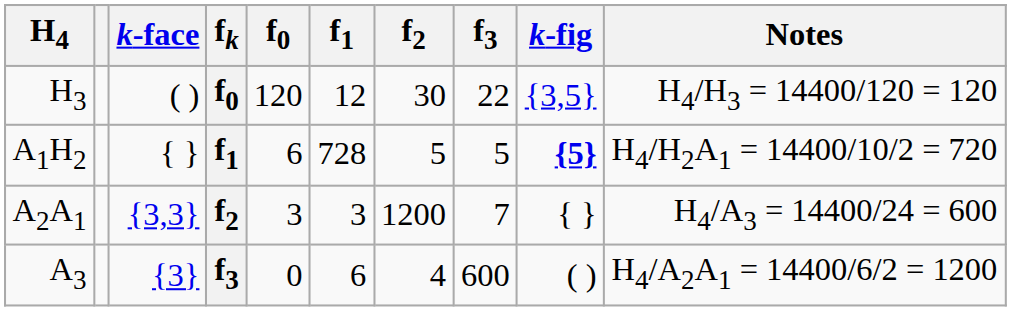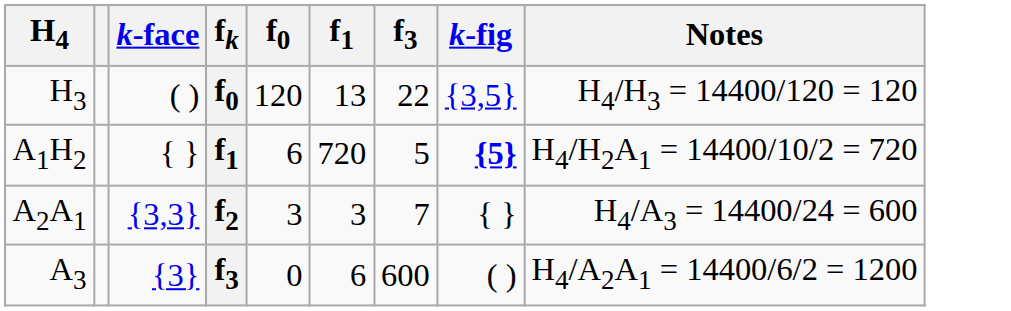- column: (414, 34)
(350, 94) 12 -> (350, 94) 13
(342, 154) 728 -> (342, 154) 720
